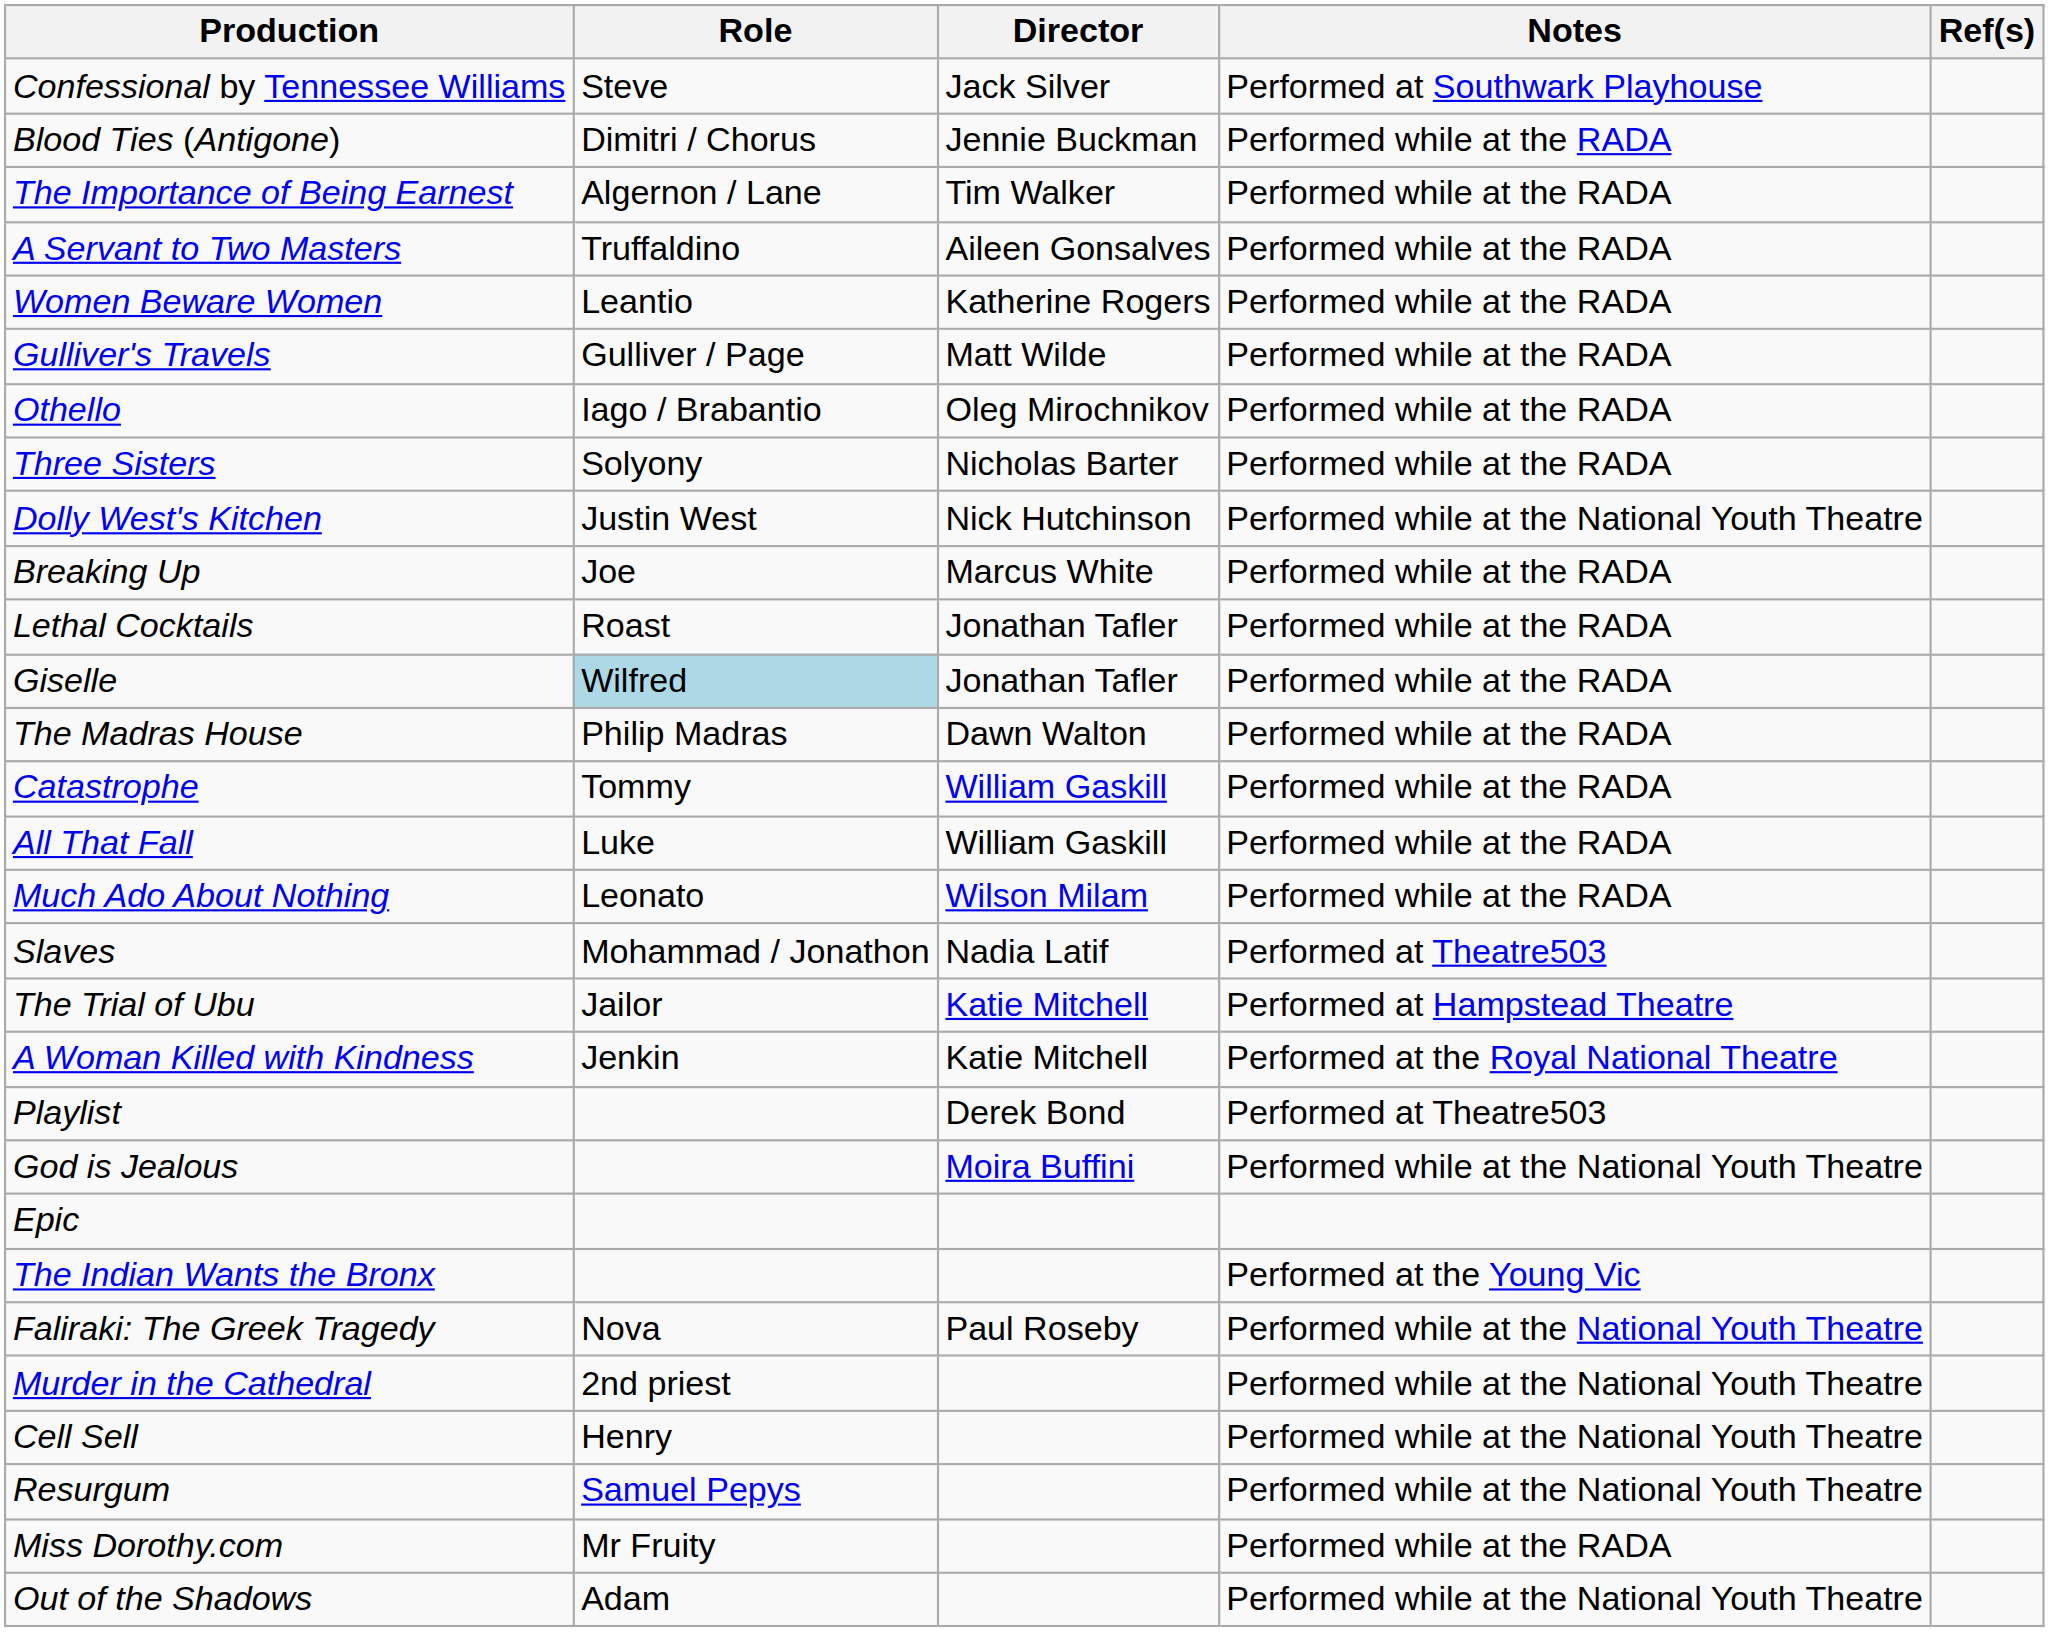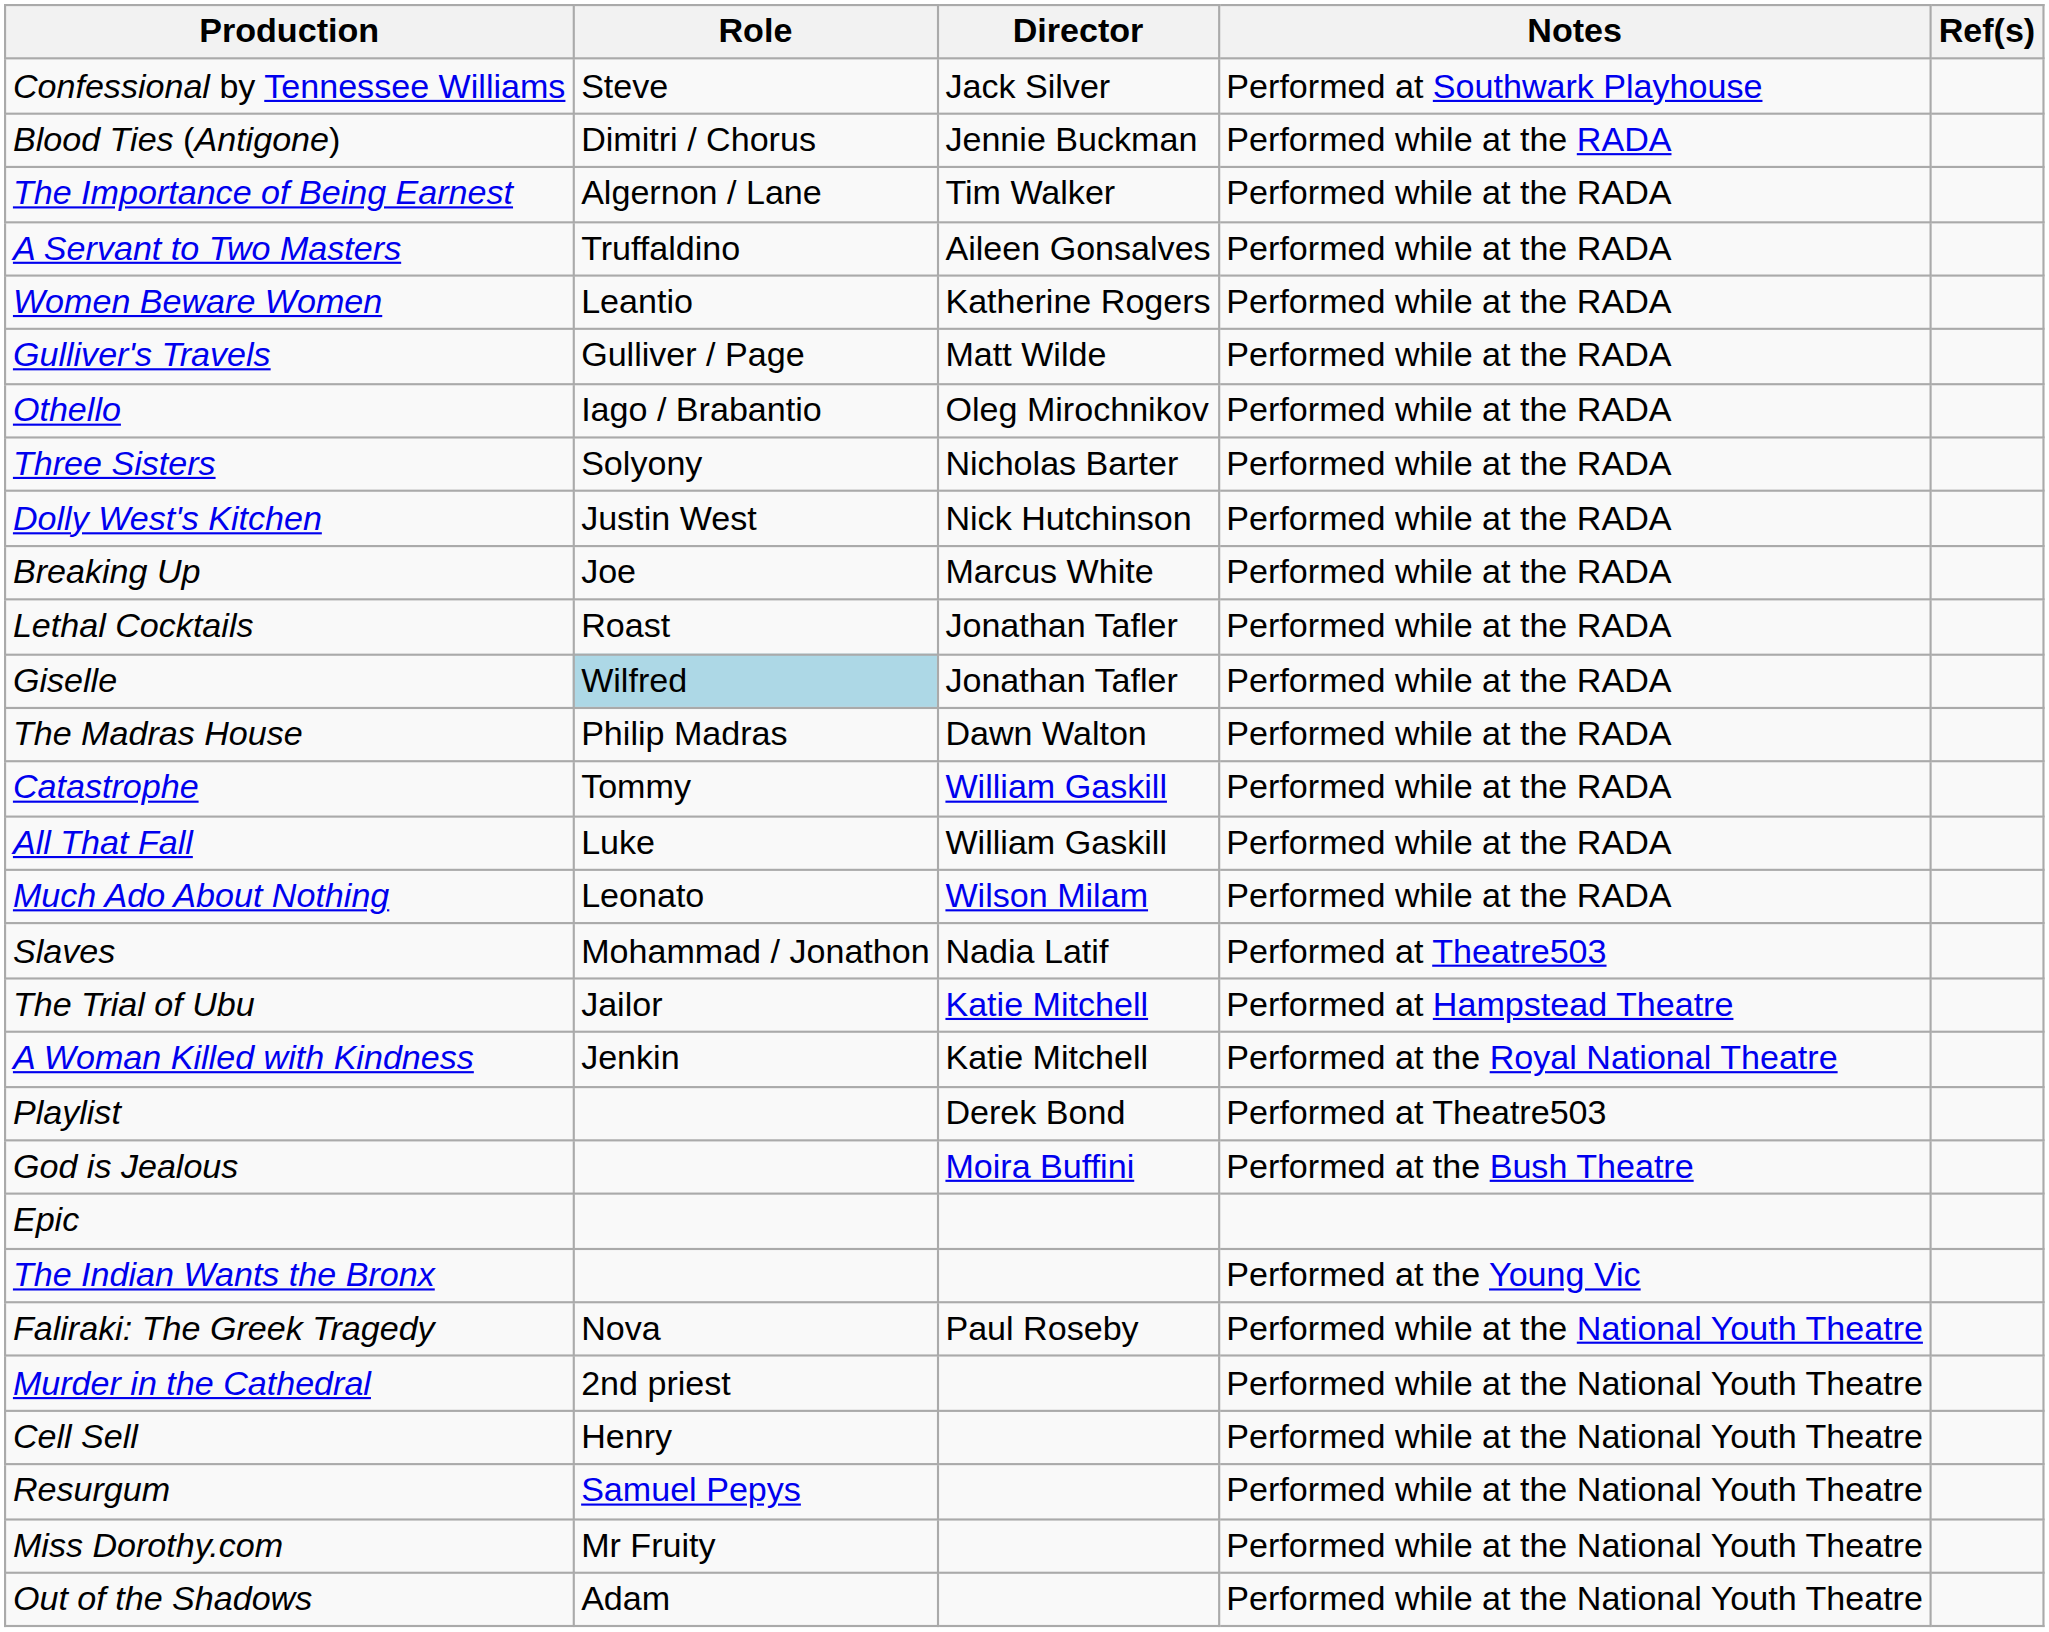(1575, 517) Performed while at the National Youth Theatre -> (1449, 517) Performed while at the RADA
(1575, 1166) Performed while at the National Youth Theatre -> (1460, 1166) Performed at the Bush Theatre
(1449, 1544) Performed while at the RADA -> (1575, 1544) Performed while at the National Youth Theatre
